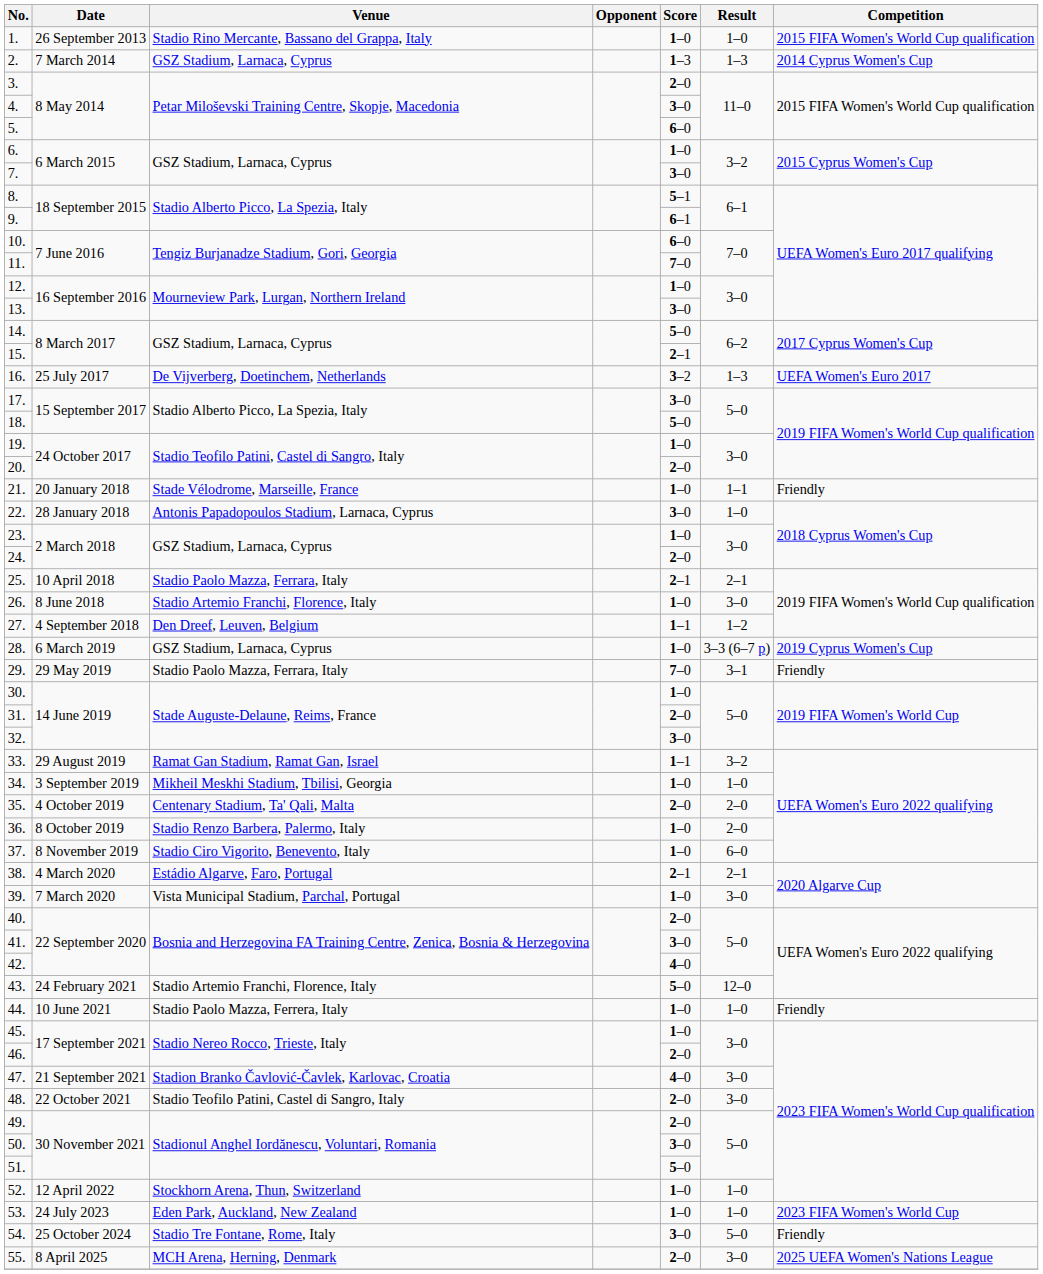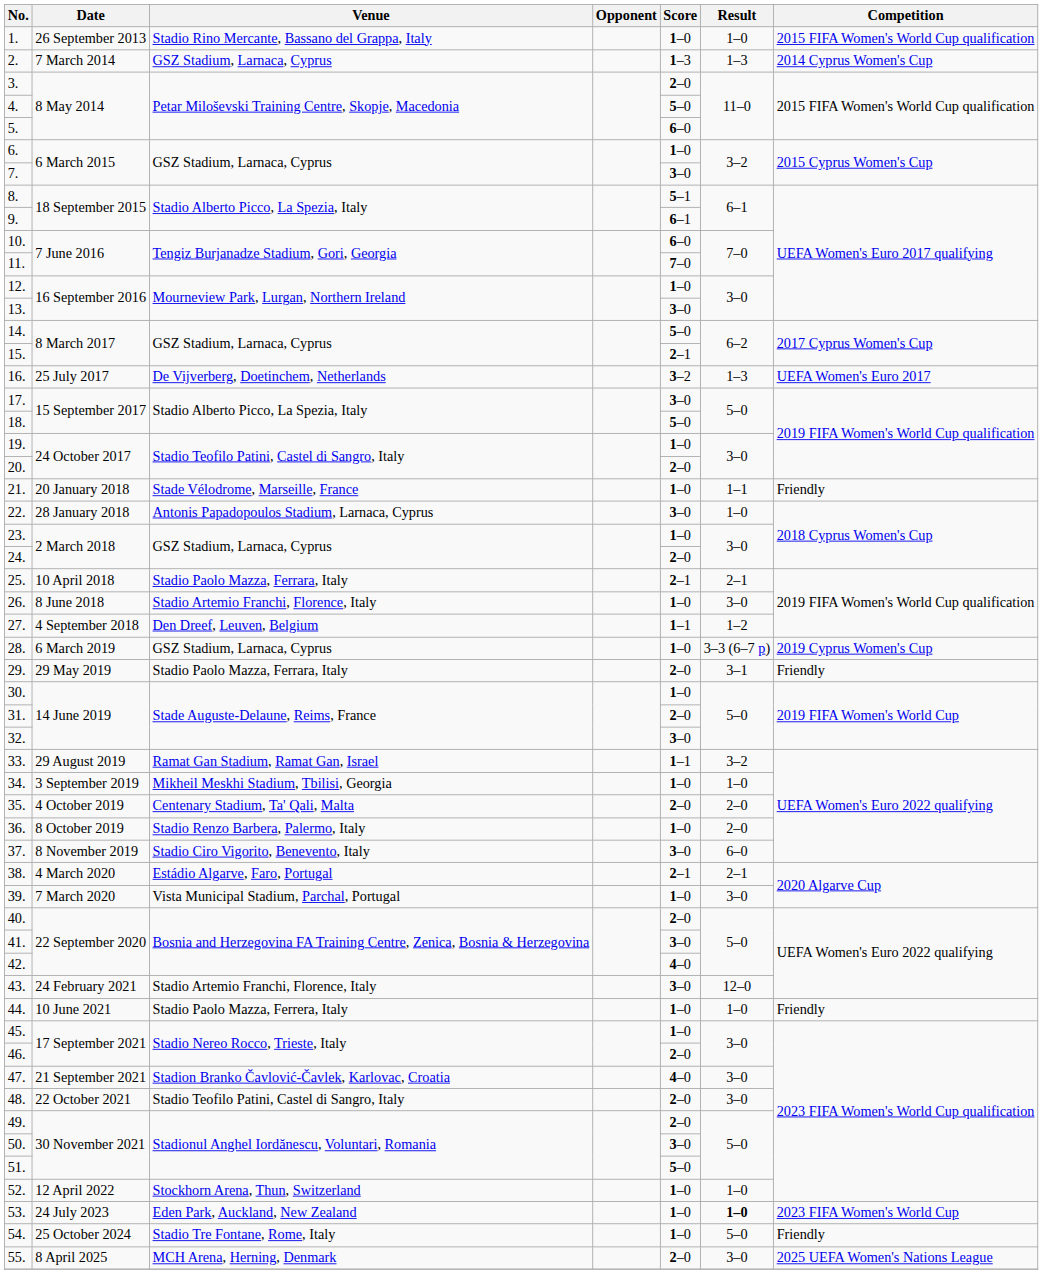(680, 106) 3–0 -> (680, 106) 5–0
(680, 670) 7–0 -> (680, 670) 2–0
(680, 851) 1–0 -> (680, 851) 3–0
(680, 986) 5–0 -> (680, 986) 3–0
(737, 1212) normal -> (737, 1212) bold
(680, 1235) 3–0 -> (680, 1235) 1–0
